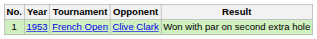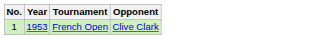- column: (237, 12)
